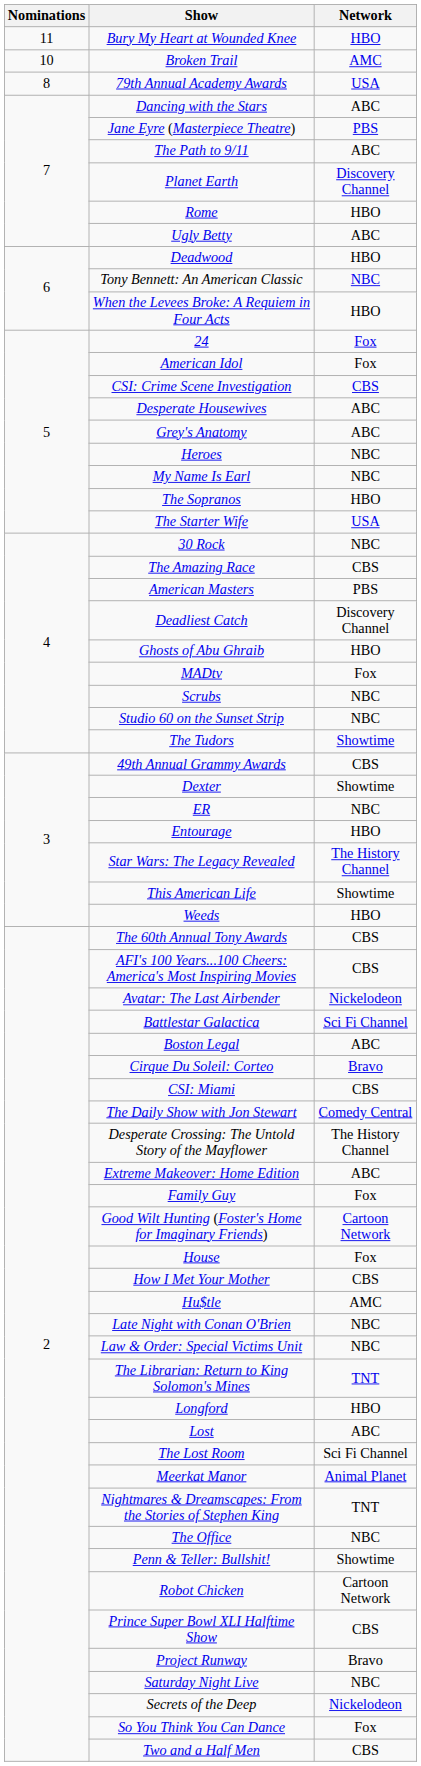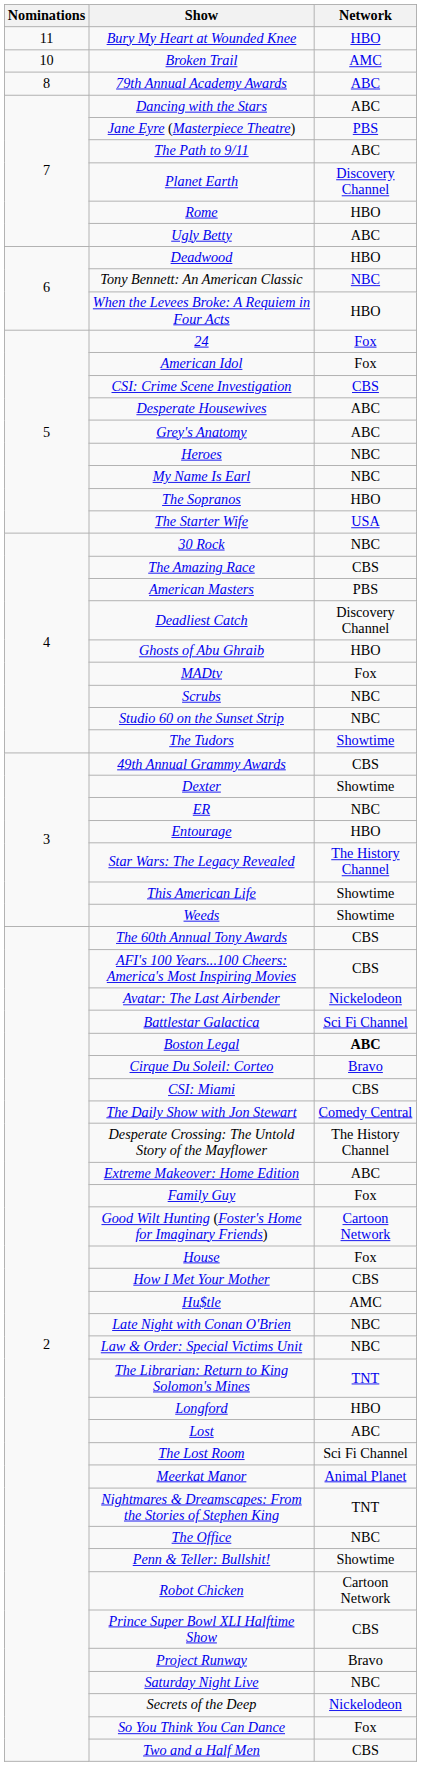(365, 83) USA -> (365, 83) ABC
(365, 915) HBO -> (365, 915) Showtime
(365, 1044) normal -> (365, 1044) bold
